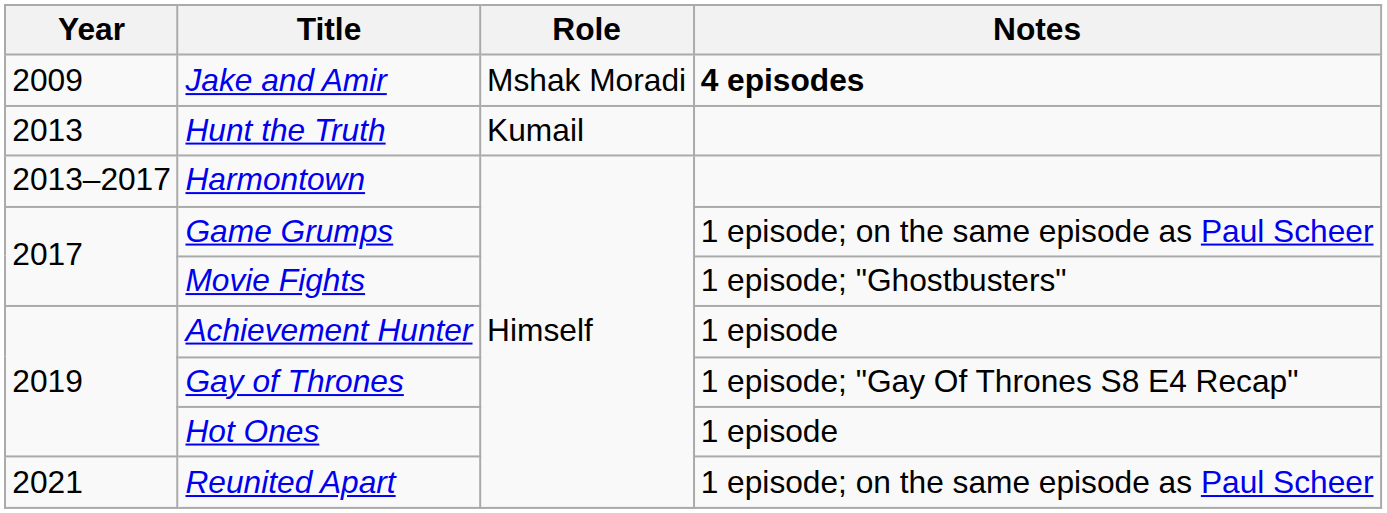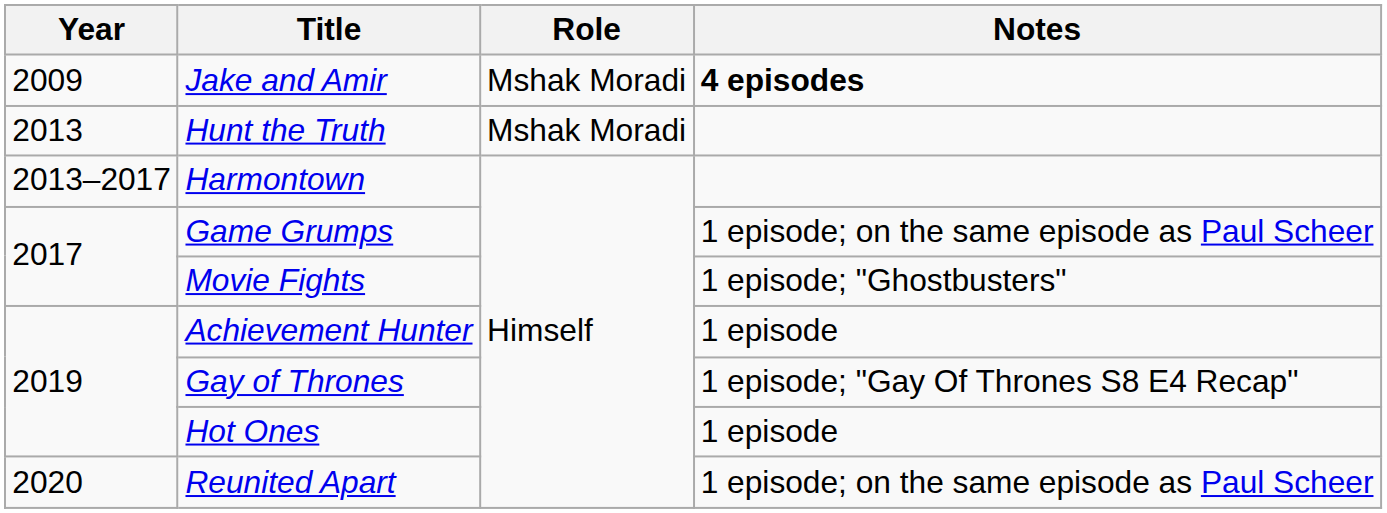(536, 130) Kumail -> (587, 130) Mshak Moradi
(48, 481) 2021 -> (48, 481) 2020
